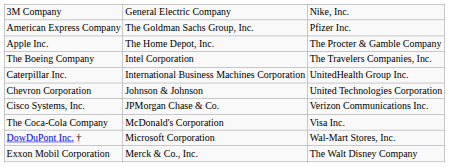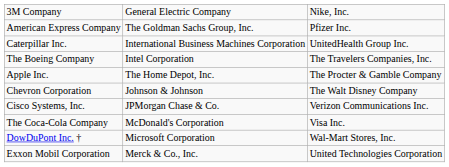rows swapped: (28, 43) <-> (37, 75)
(376, 91) United Technologies Corporation -> (364, 91) The Walt Disney Company
(364, 153) The Walt Disney Company -> (376, 153) United Technologies Corporation
